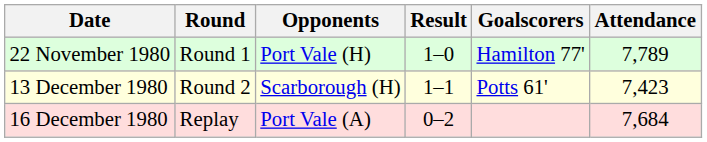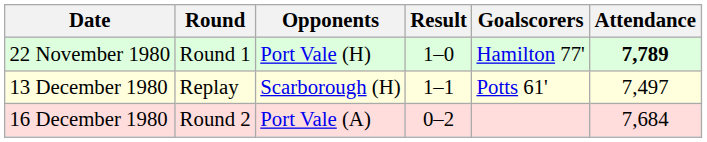(645, 53) normal -> (645, 53) bold
(215, 86) Round 2 -> (209, 86) Replay
(645, 86) 7,423 -> (645, 86) 7,497
(209, 119) Replay -> (215, 119) Round 2
